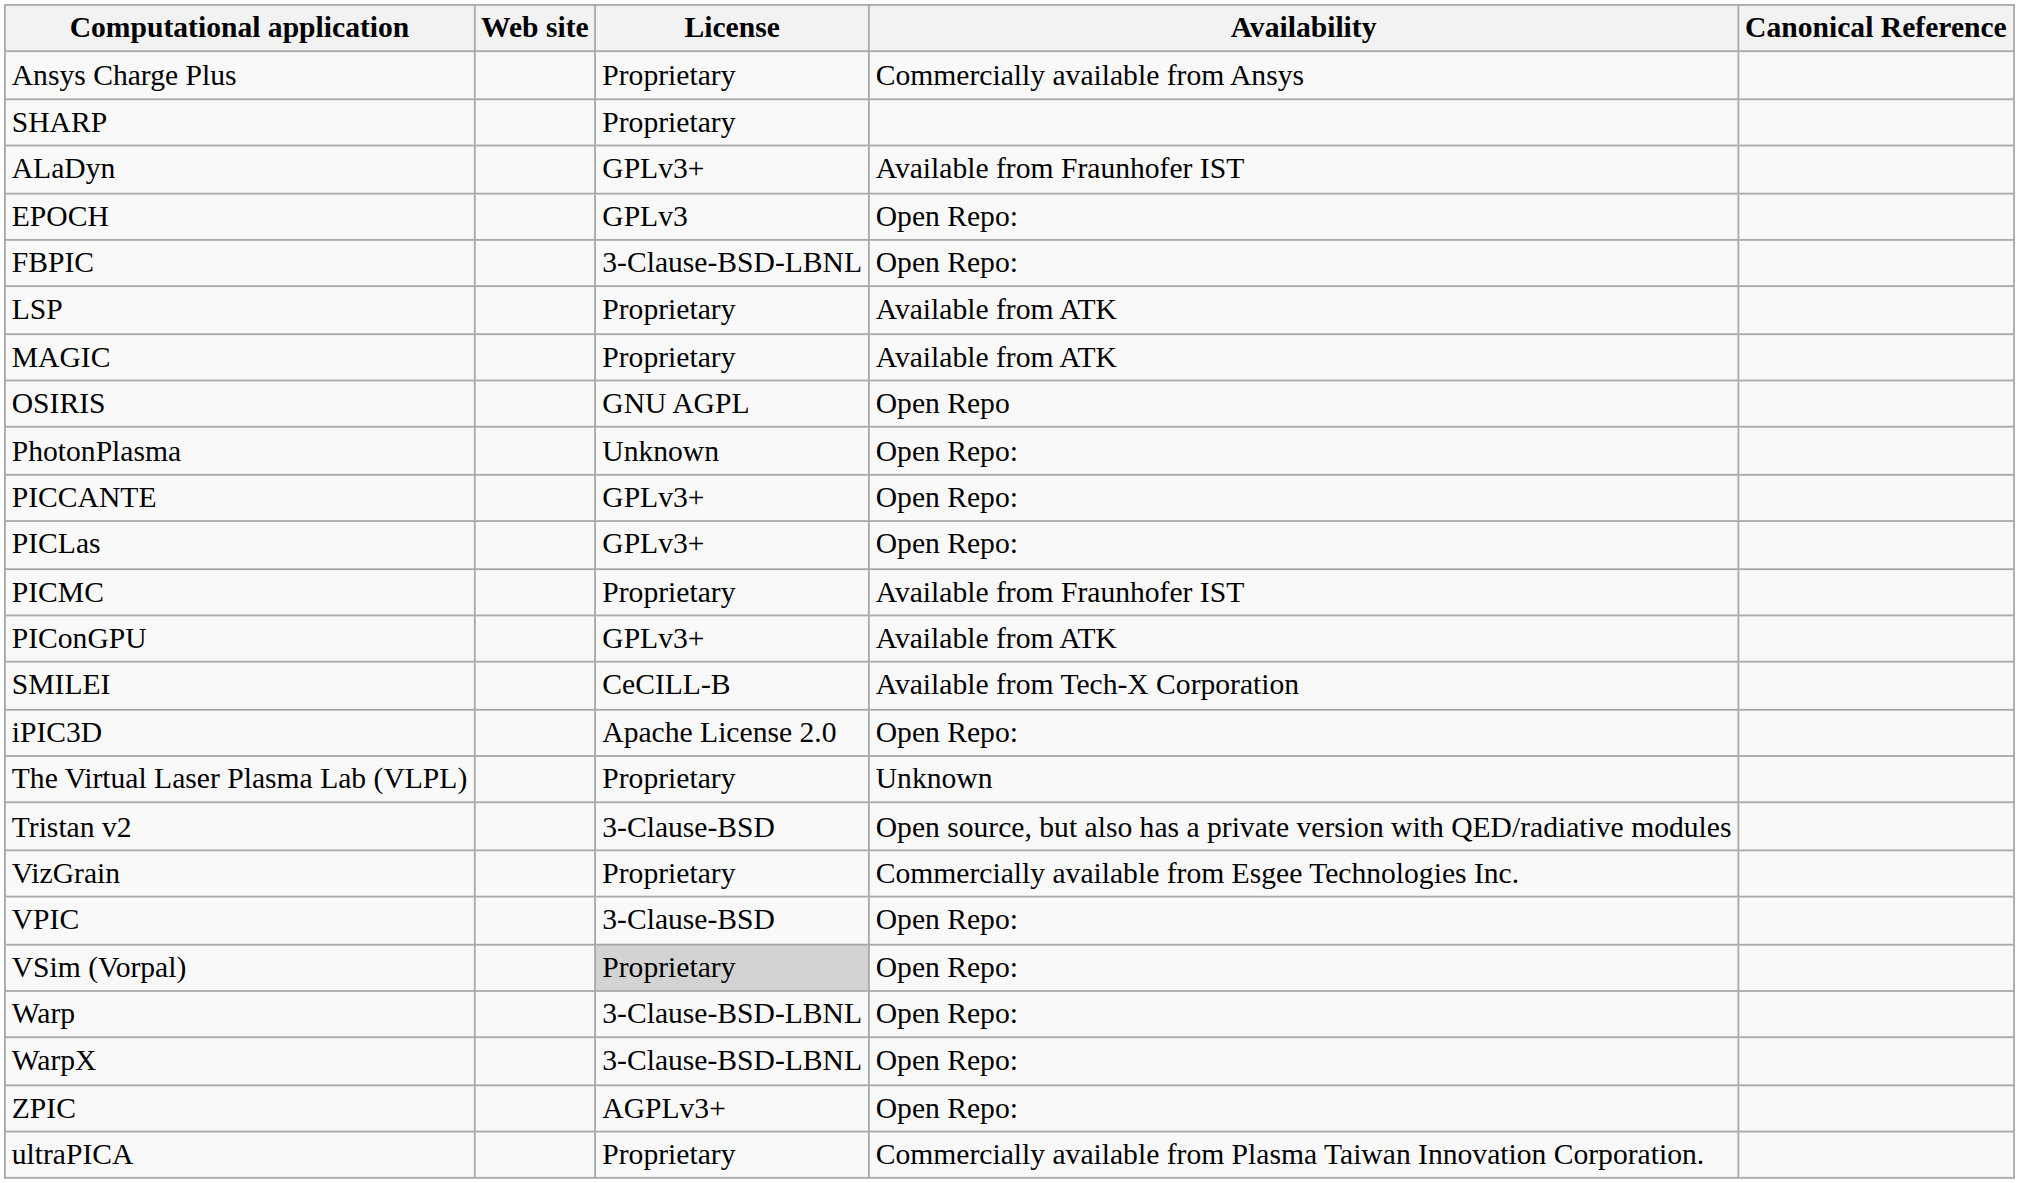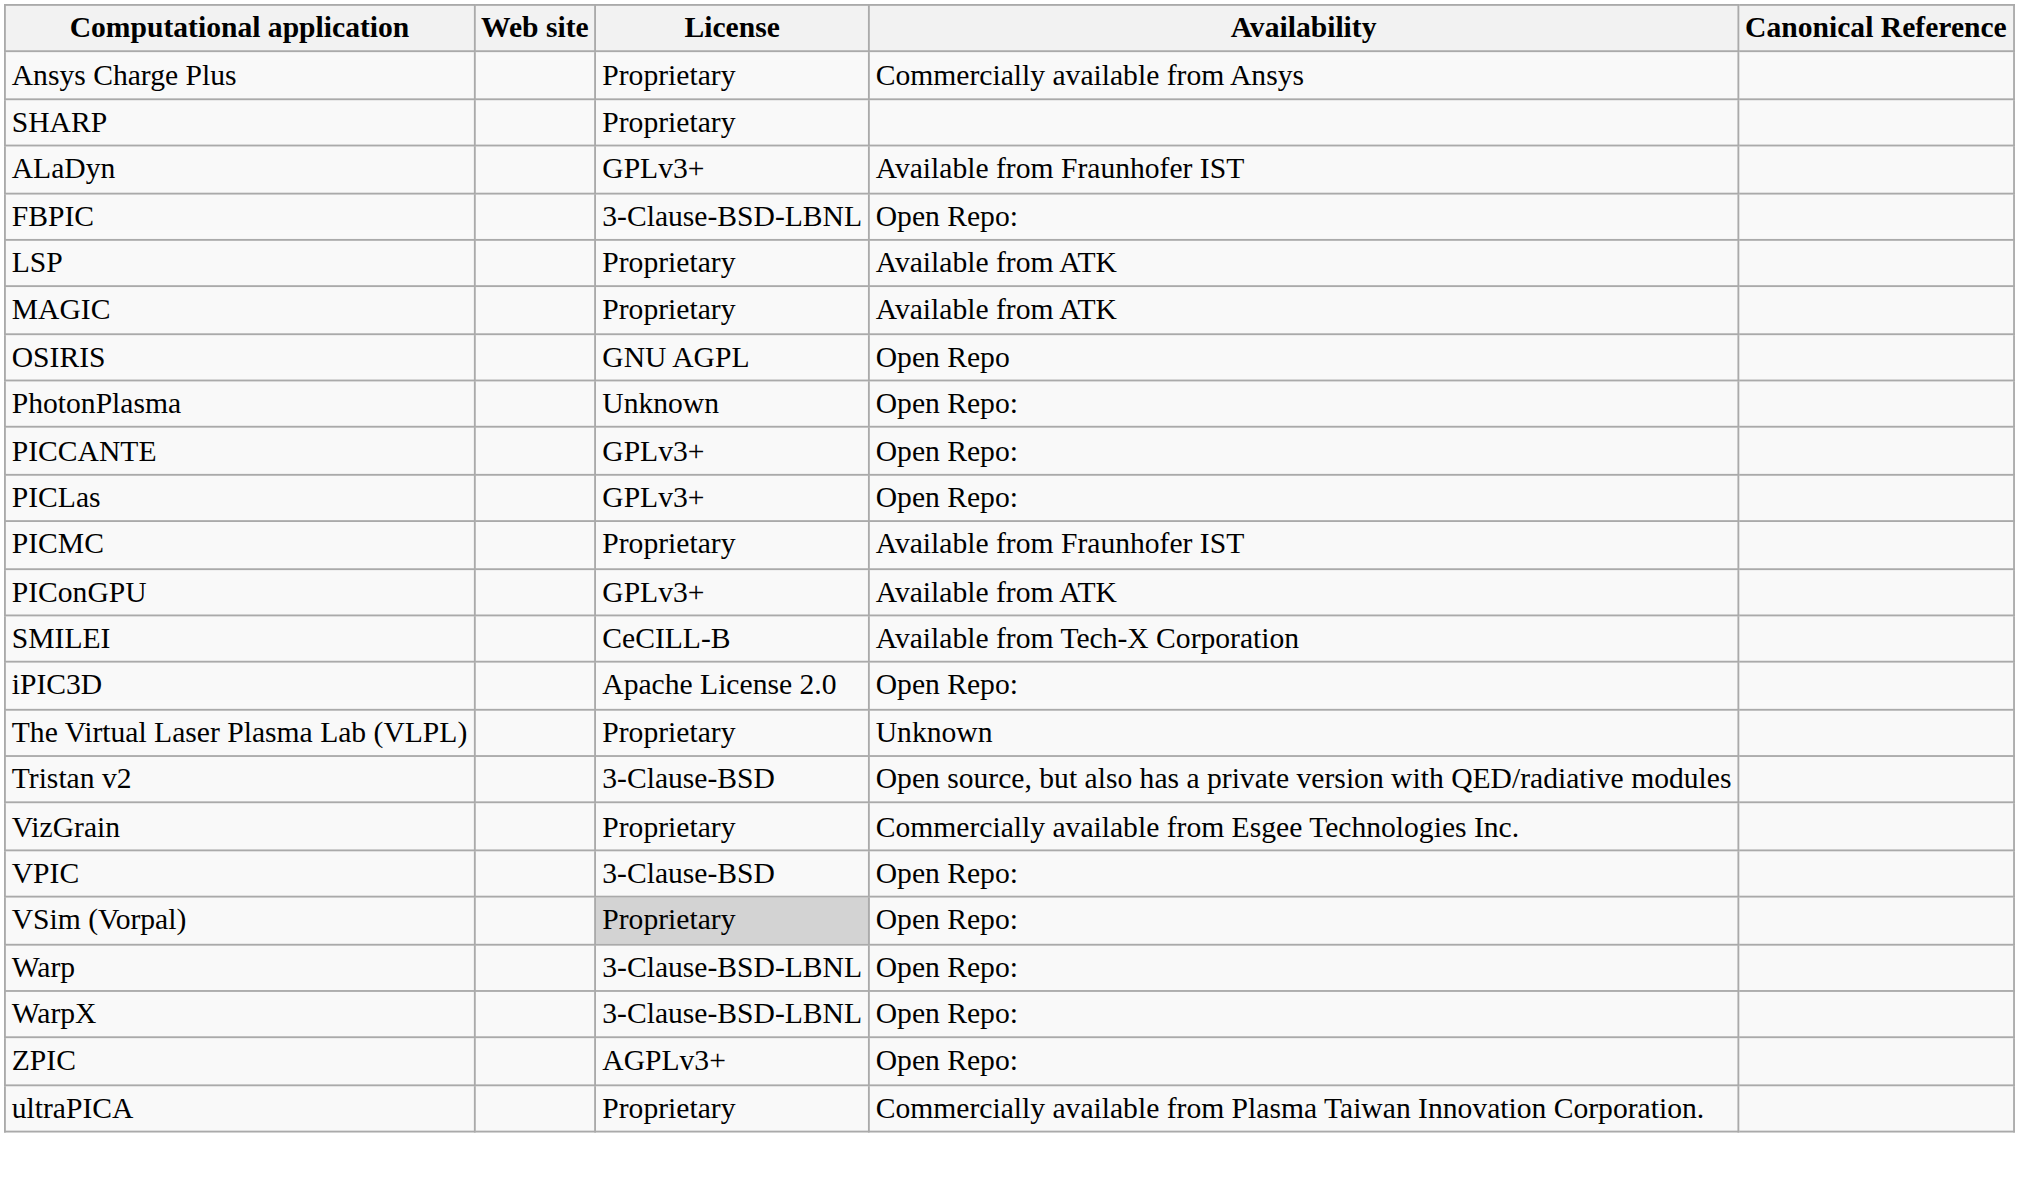- row: (60, 215)
